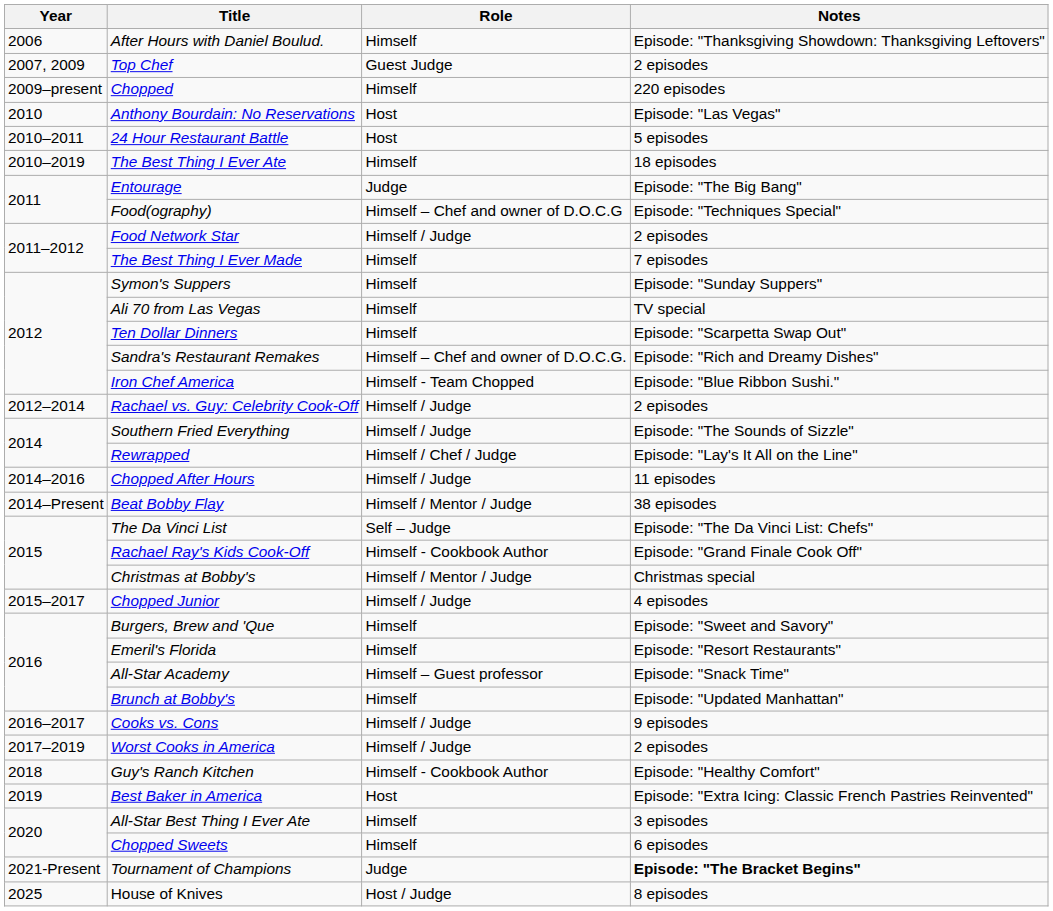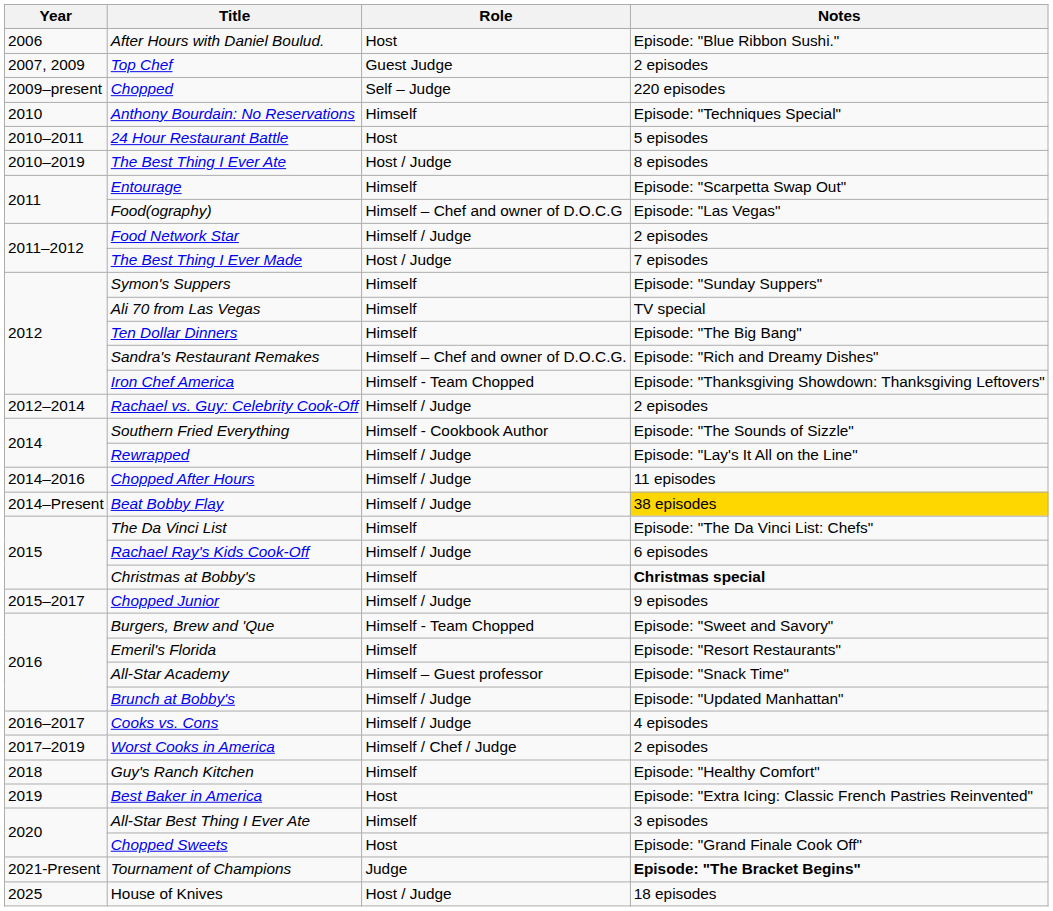(391, 41) Himself -> (381, 41) Host
(839, 41) Episode: "Thanksgiving Showdown: Thanksgiving Leftovers" -> (736, 41) Episode: "Blue Ribbon Sushi."
(391, 89) Himself -> (408, 89) Self – Judge
(381, 114) Host -> (391, 114) Himself
(707, 114) Episode: "Las Vegas" -> (737, 114) Episode: "Techniques Special"
(391, 162) Himself -> (409, 162) Host / Judge
(675, 162) 18 episodes -> (671, 162) 8 episodes
(386, 187) Judge -> (391, 187) Himself
(718, 187) Episode: "The Big Bang" -> (740, 187) Episode: "Scarpetta Swap Out"
(737, 211) Episode: "Techniques Special" -> (707, 211) Episode: "Las Vegas"
(391, 260) Himself -> (409, 260) Host / Judge
(740, 333) Episode: "Scarpetta Swap Out" -> (718, 333) Episode: "The Big Bang"
(736, 382) Episode: "Blue Ribbon Sushi." -> (839, 382) Episode: "Thanksgiving Showdown: Thanksgiving Leftovers"
(418, 430) Himself / Judge -> (457, 430) Himself - Cookbook Author
(441, 455) Himself / Chef / Judge -> (418, 455) Himself / Judge
(449, 503) Himself / Mentor / Judge -> (418, 503) Himself / Judge
(675, 503) no background -> (675, 503) gold background
(408, 528) Self – Judge -> (391, 528) Himself
(457, 552) Himself - Cookbook Author -> (418, 552) Himself / Judge
(748, 552) Episode: "Grand Finale Cook Off" -> (671, 552) 6 episodes
(449, 576) Himself / Mentor / Judge -> (391, 576) Himself
(694, 576) normal -> (699, 576) bold
(671, 601) 4 episodes -> (671, 601) 9 episodes
(391, 625) Himself -> (450, 625) Himself - Team Chopped
(391, 698) Himself -> (418, 698) Himself / Judge
(671, 723) 9 episodes -> (671, 723) 4 episodes
(418, 747) Himself / Judge -> (441, 747) Himself / Chef / Judge
(457, 771) Himself - Cookbook Author -> (391, 771) Himself
(391, 844) Himself -> (381, 844) Host
(671, 844) 6 episodes -> (748, 844) Episode: "Grand Finale Cook Off"
(671, 893) 8 episodes -> (675, 893) 18 episodes
